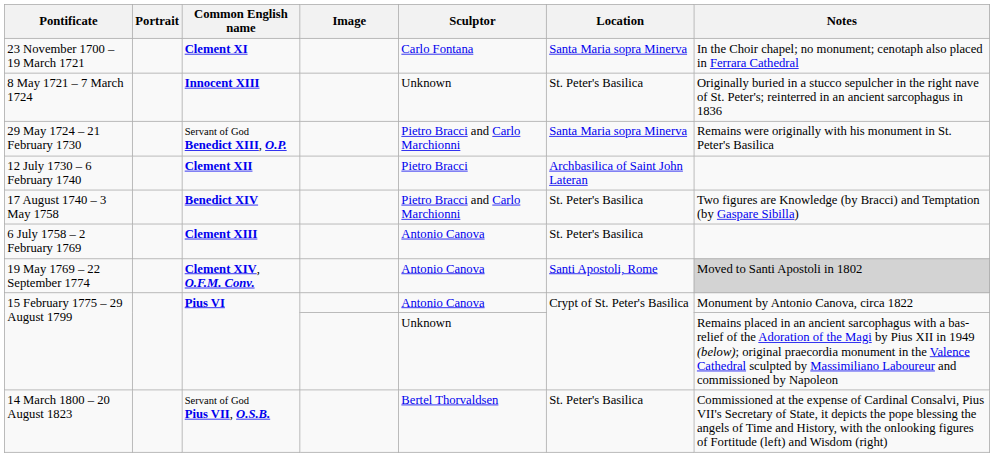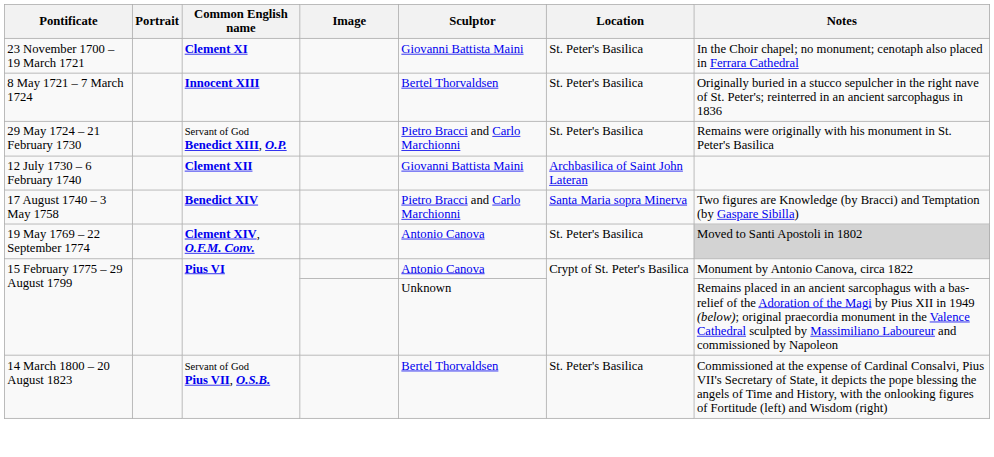(437, 48) Carlo Fontana -> (462, 48) Giovanni Battista Maini
(618, 48) Santa Maria sopra Minerva -> (596, 48) St. Peter's Basilica
(426, 83) Unknown -> (450, 83) Bertel Thorvaldsen
(618, 131) Santa Maria sopra Minerva -> (596, 131) St. Peter's Basilica
(435, 165) Pietro Bracci -> (462, 165) Giovanni Battista Maini
(596, 200) St. Peter's Basilica -> (618, 200) Santa Maria sopra Minerva
- row: (46, 241)
(603, 268) Santi Apostoli, Rome -> (596, 234) St. Peter's Basilica
